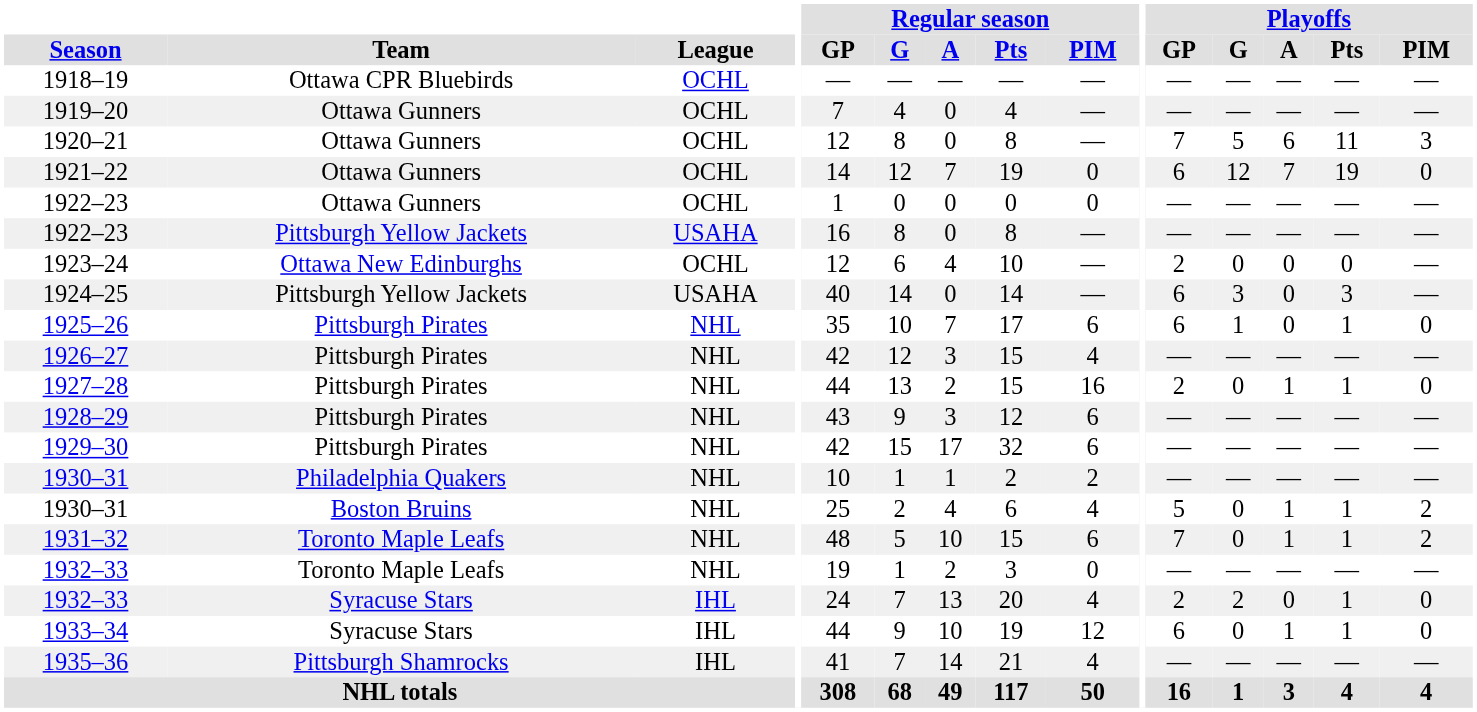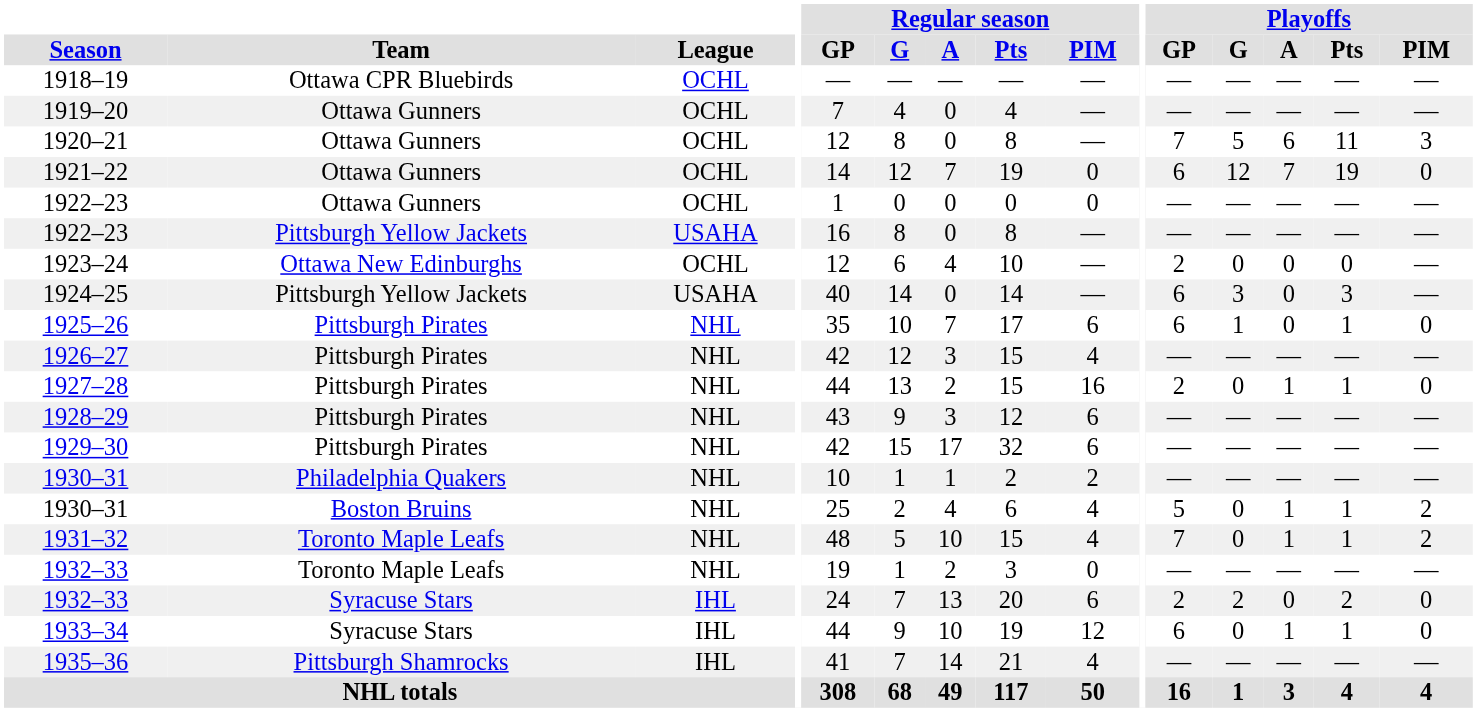(1093, 539) 6 -> (1093, 539) 4
(1093, 600) 4 -> (1093, 600) 6
(1347, 600) 1 -> (1347, 600) 2
